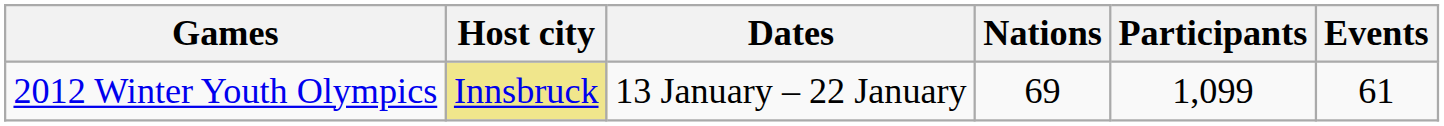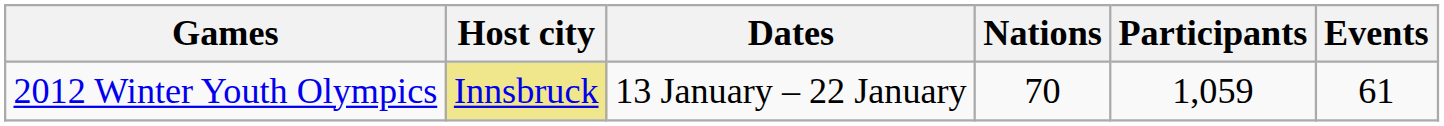(1043, 90) 69 -> (1043, 90) 70
(1213, 90) 1,099 -> (1213, 90) 1,059
